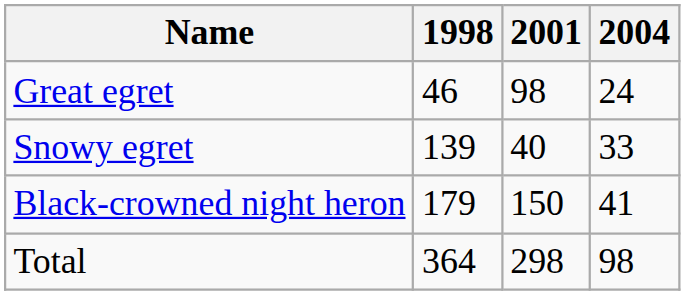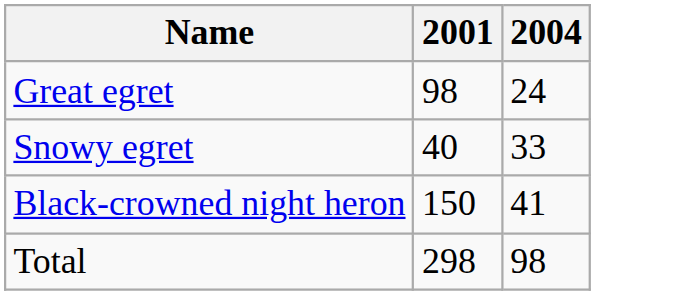- column: (458, 32)
